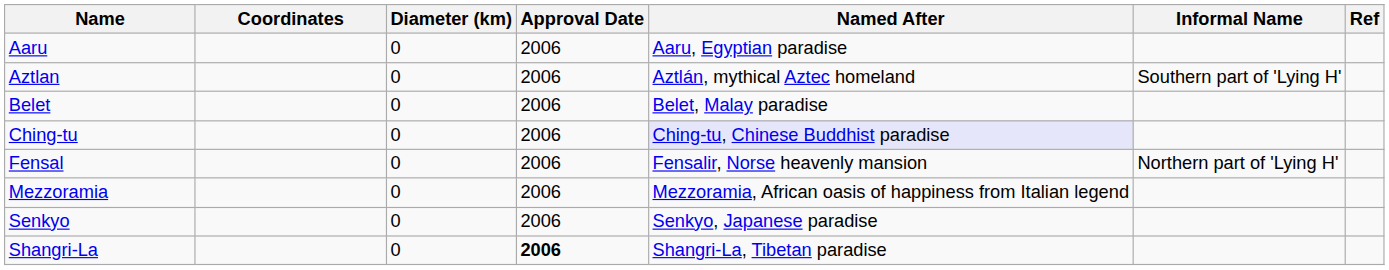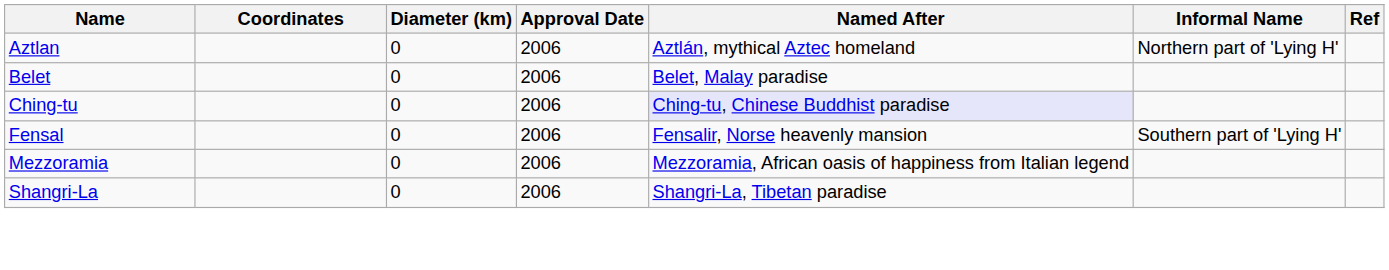- row: (28, 47)
(1239, 76) Southern part of 'Lying H' -> (1238, 47) Northern part of 'Lying H'
(1238, 163) Northern part of 'Lying H' -> (1239, 134) Southern part of 'Lying H'
- row: (39, 221)
(541, 250) bold -> (541, 192) normal
